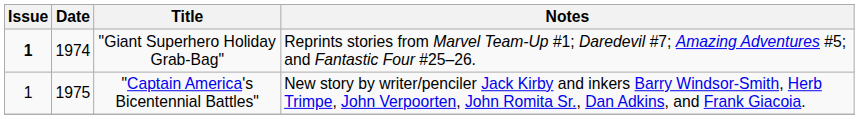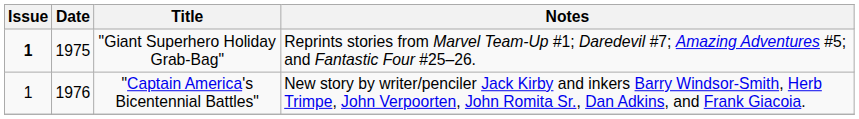(73, 50) 1974 -> (73, 50) 1975
(73, 93) 1975 -> (73, 93) 1976
